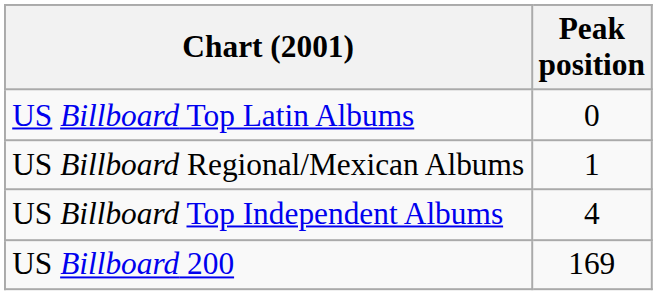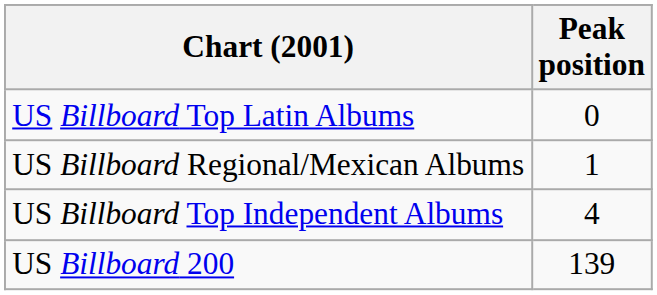(592, 263) 169 -> (592, 263) 139
